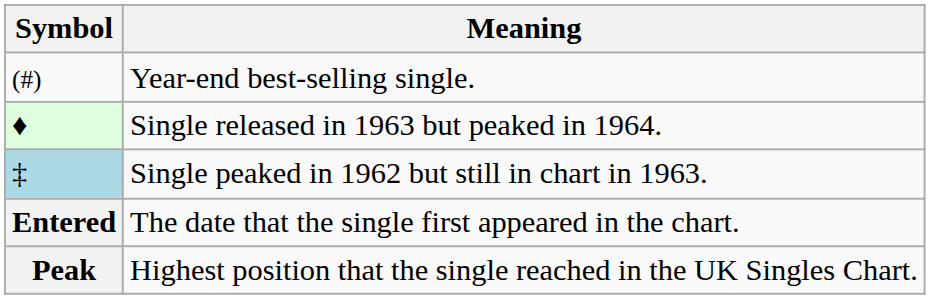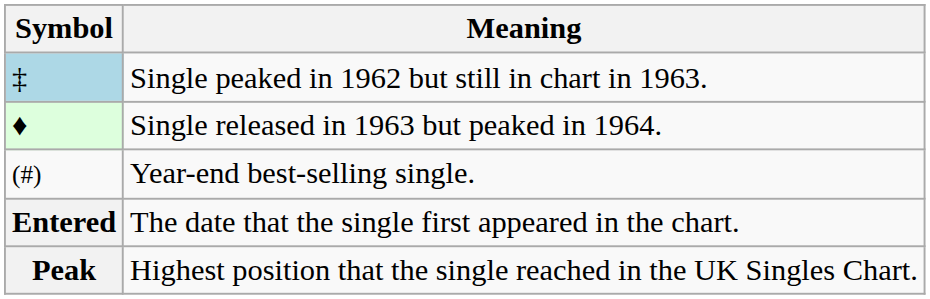rows swapped: (419, 173) <-> (303, 76)
